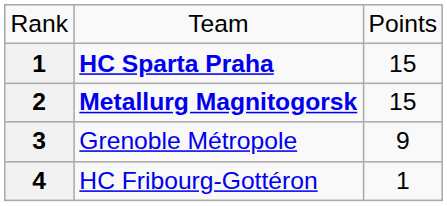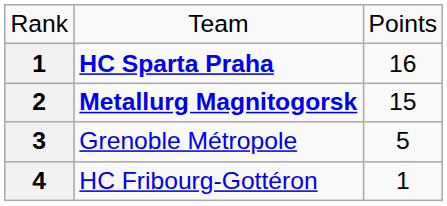(403, 63) 15 -> (403, 63) 16
(403, 141) 9 -> (403, 141) 5
